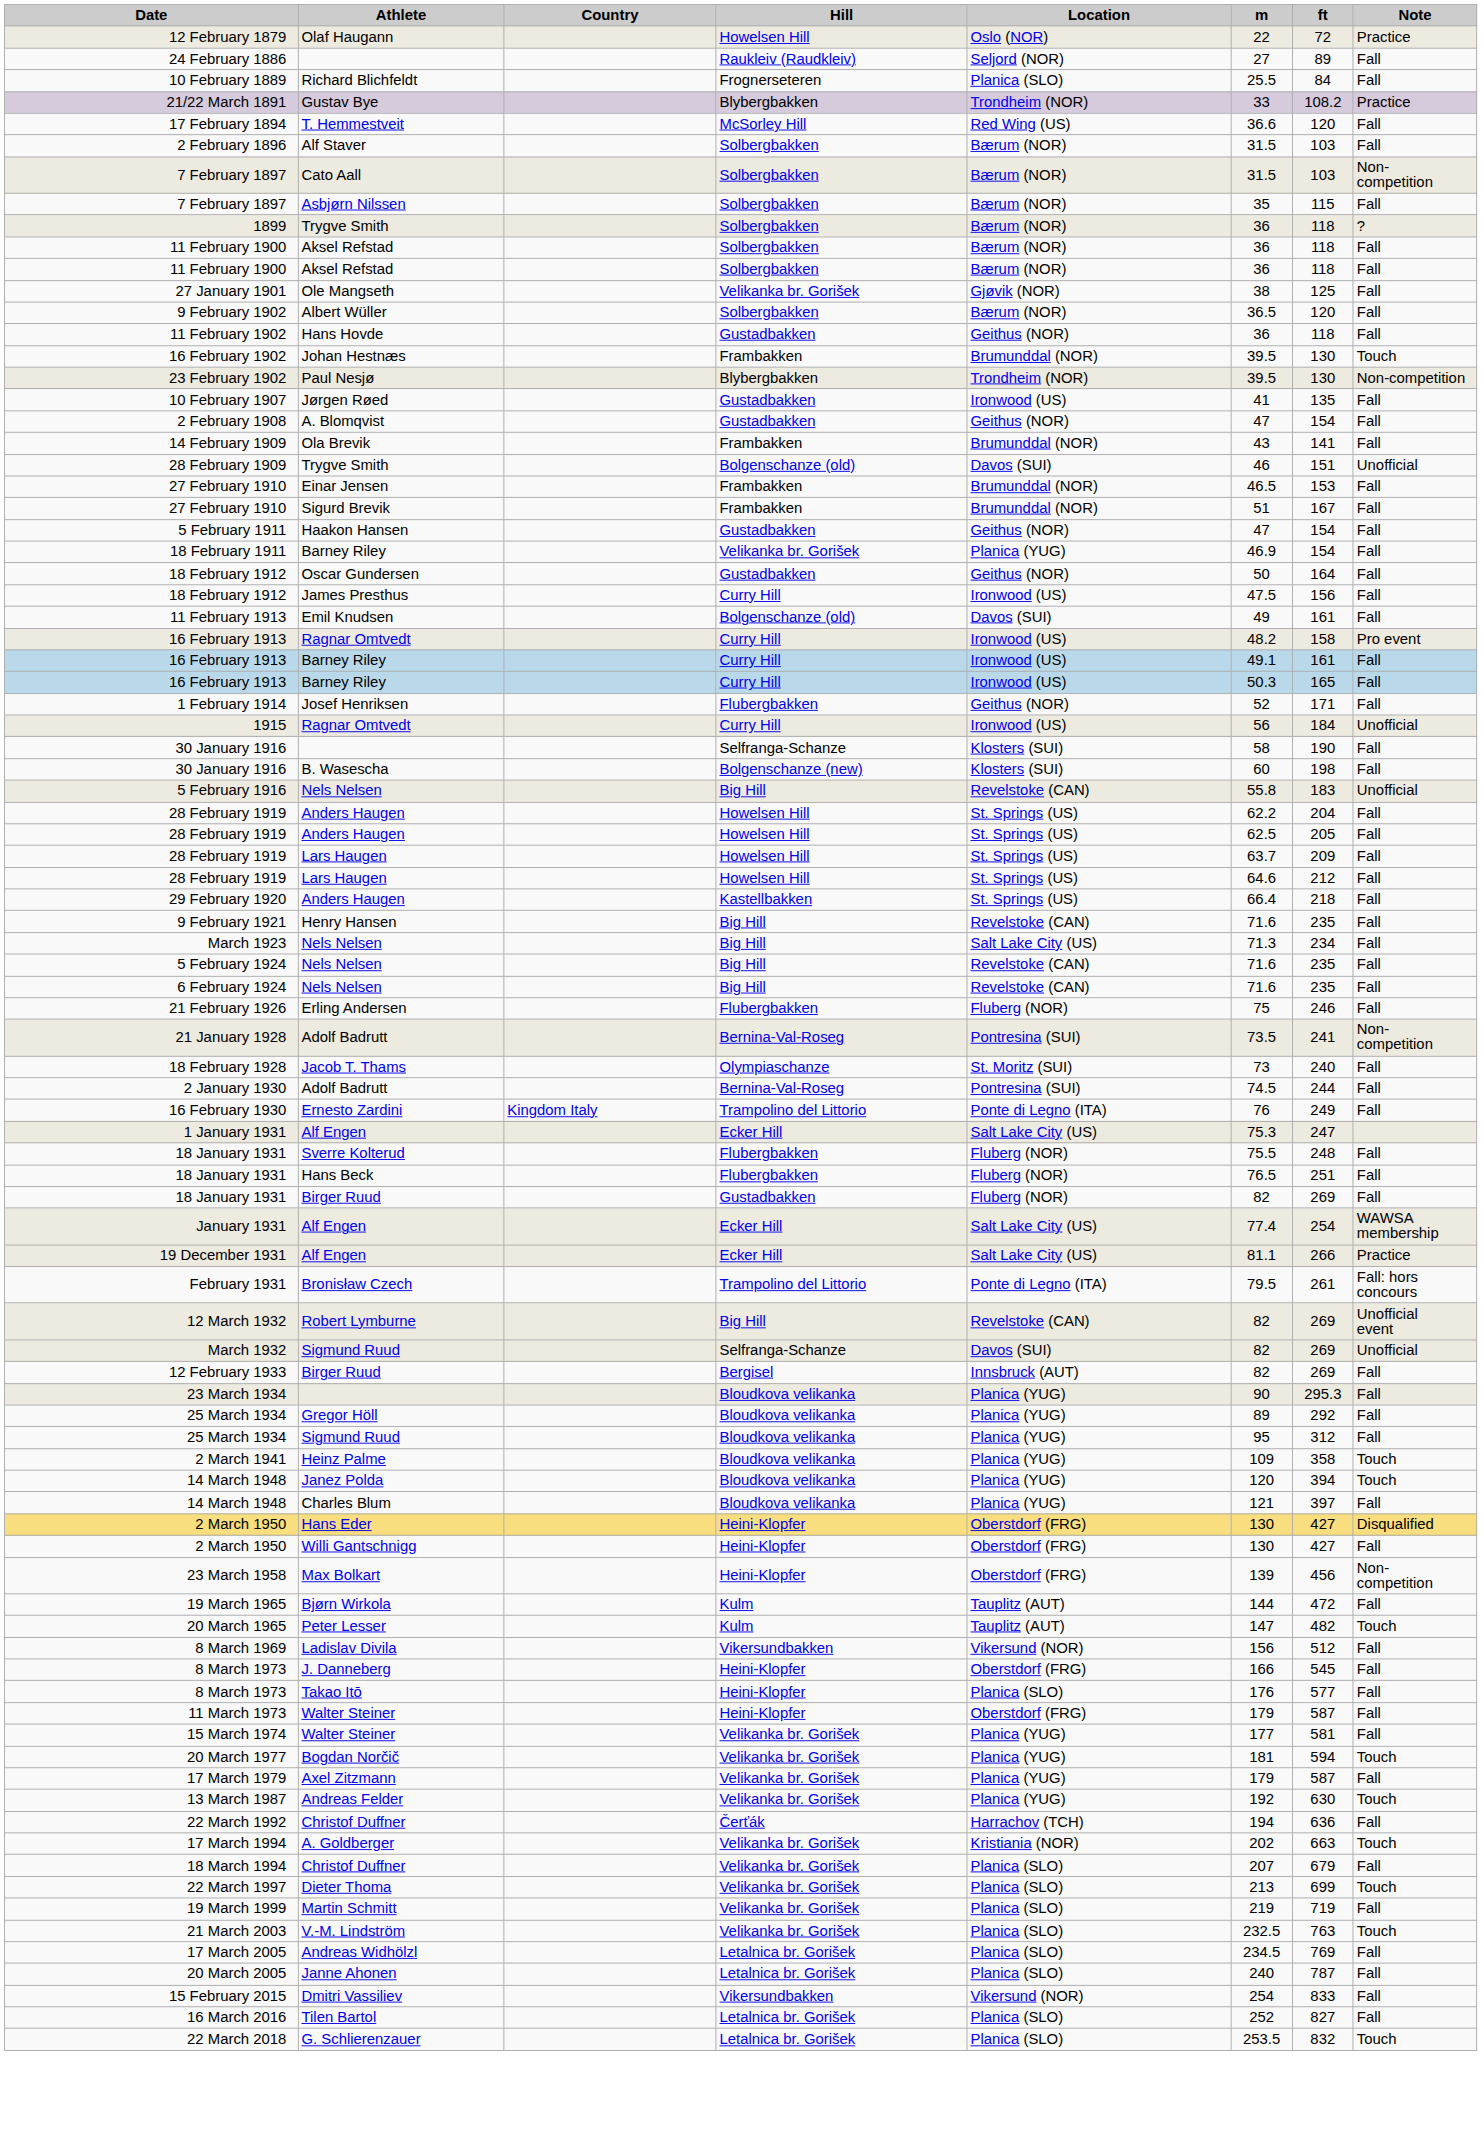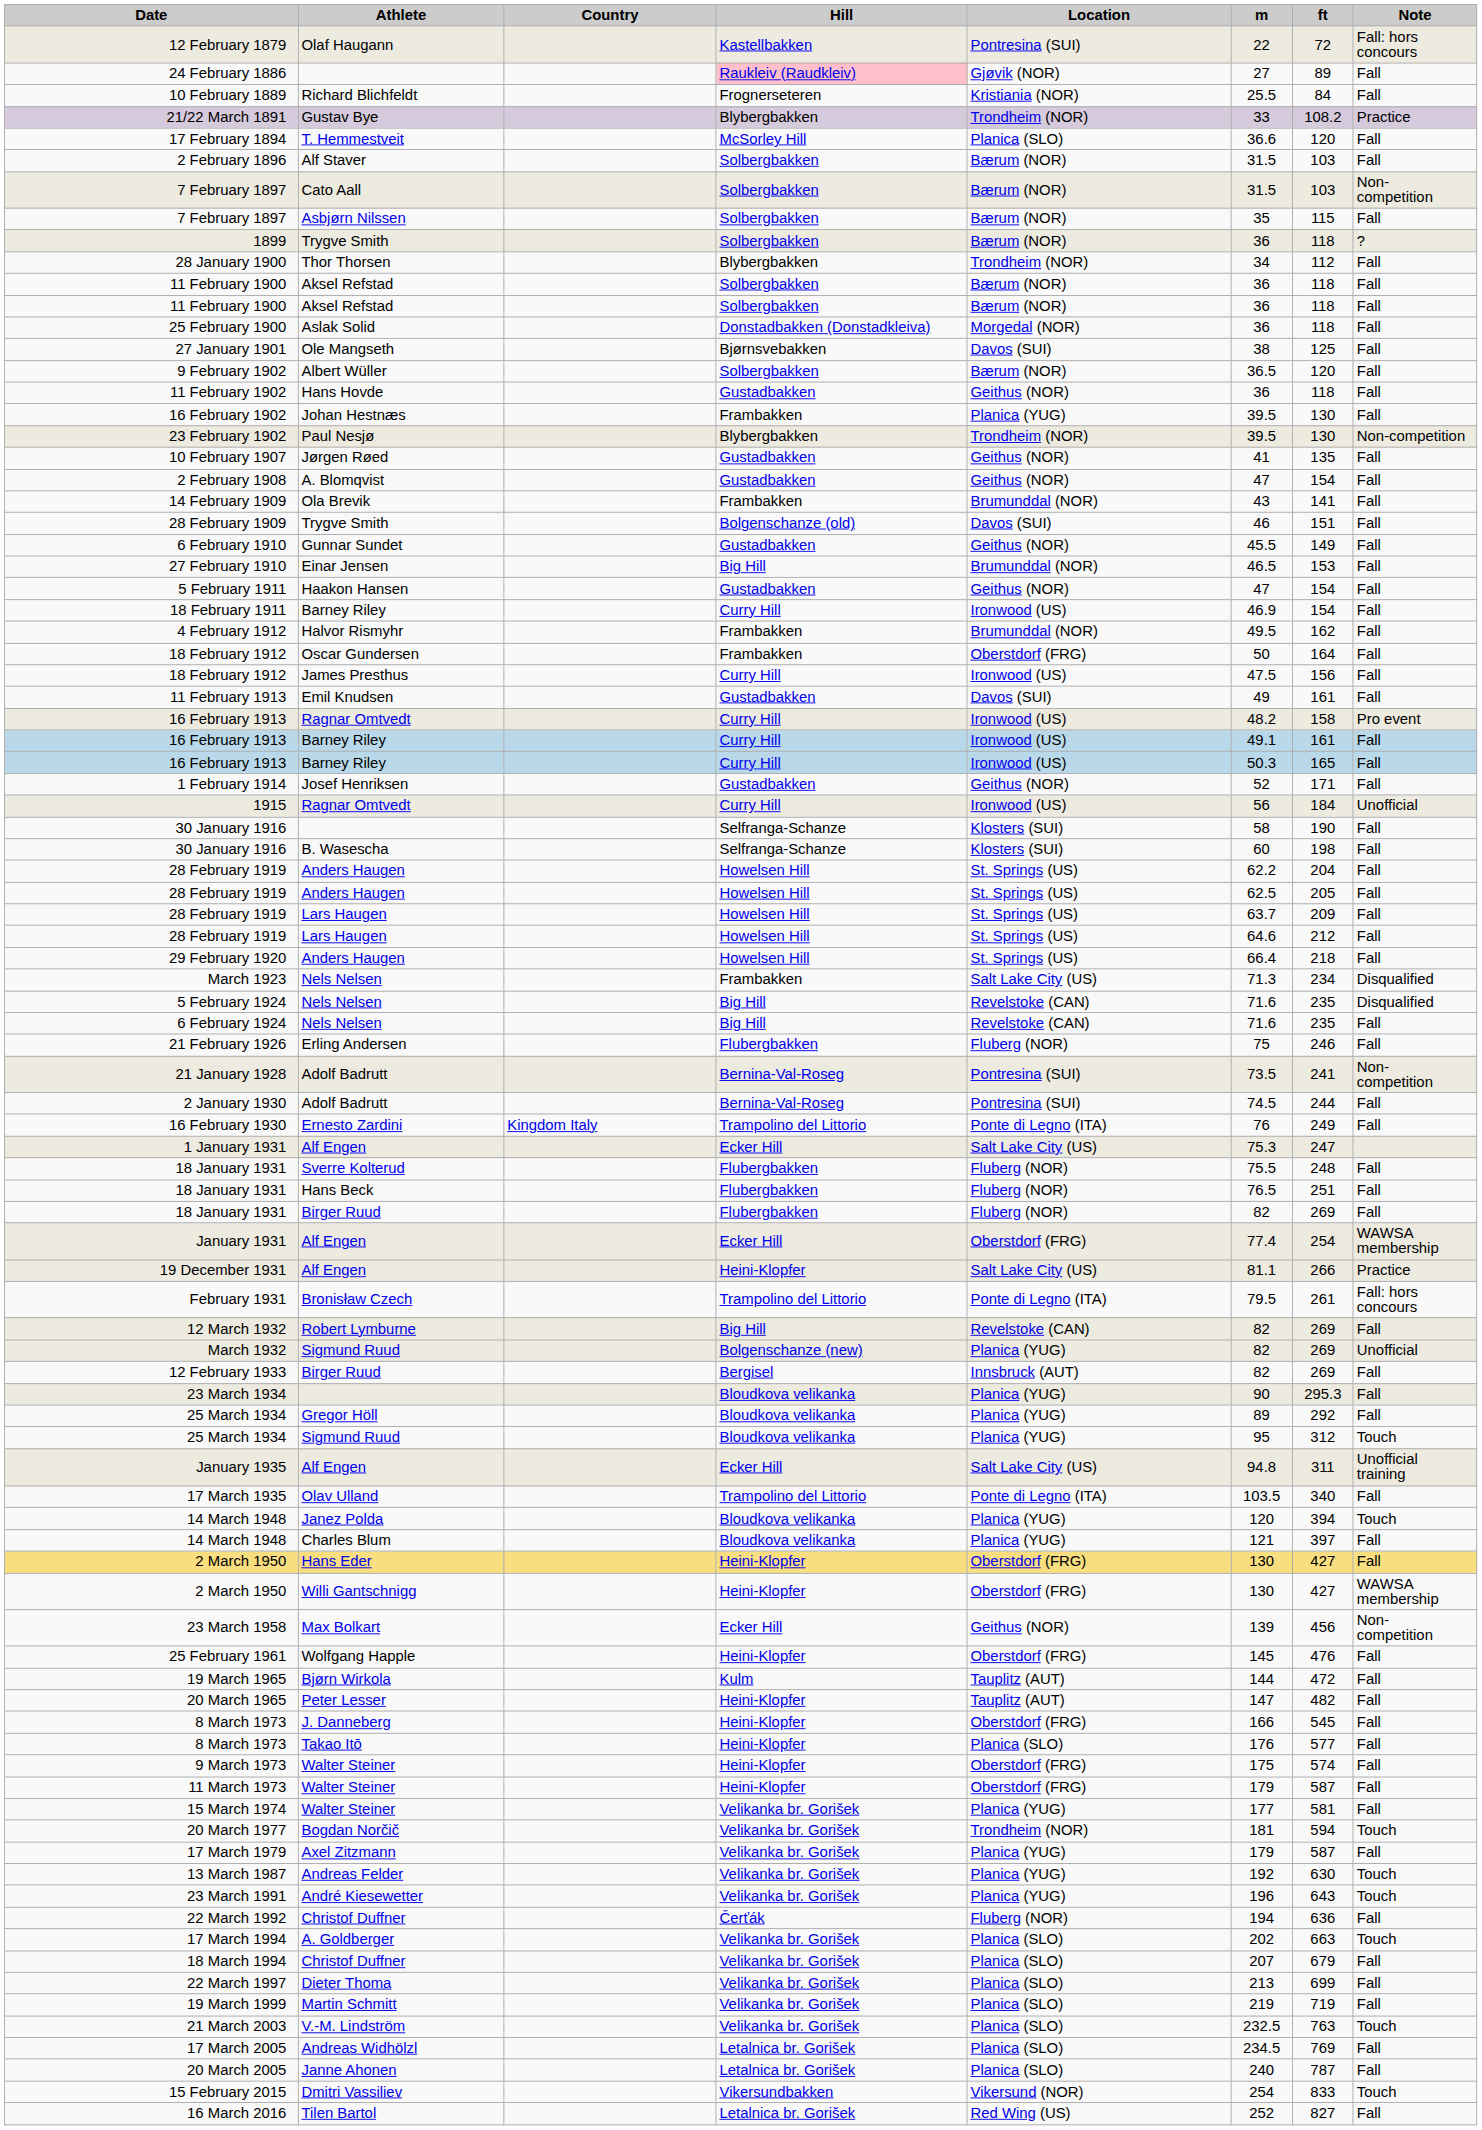(765, 37) Howelsen Hill -> (766, 44) Kastellbakken
(1009, 37) Oslo (NOR) -> (1026, 44) Pontresina (SUI)
(1384, 37) Practice -> (1387, 44) Fall: hors concours
(788, 58) no background -> (788, 73) pink background
(1017, 58) Seljord (NOR) -> (1015, 73) Gjøvik (NOR)
(1017, 80) Planica (SLO) -> (1025, 95) Kristiania (NOR)
(1021, 124) Red Wing (US) -> (1017, 138) Planica (SLO)
+ row: (235, 262)
+ row: (232, 327)
(789, 291) Velikanka br. Gorišek -> (773, 349) Bjørnsvebakken
(1015, 291) Gjøvik (NOR) -> (1011, 349) Davos (SUI)
(1034, 356) Brumunddal (NOR) -> (1018, 414) Planica (YUG)
(1377, 356) Touch -> (1369, 414) Fall
(1018, 399) Ironwood (US) -> (1020, 458) Geithus (NOR)
(1387, 465) Unofficial -> (1369, 523) Fall
+ row: (236, 545)
(761, 486) Frambakken -> (743, 566) Big Hill
- row: (232, 508)
(789, 551) Velikanka br. Gorišek -> (750, 610) Curry Hill
(1018, 551) Planica (YUG) -> (1018, 610) Ironwood (US)
+ row: (236, 632)
(768, 573) Gustadbakken -> (761, 653) Frambakken
(1020, 573) Geithus (NOR) -> (1028, 653) Oberstdorf (FRG)
(787, 617) Bolgenschanze (old) -> (768, 697) Gustadbakken
(769, 704) Flubergbakken -> (768, 784) Gustadbakken
(791, 769) Bolgenschanze (new) -> (783, 849) Selfranga-Schanze
- row: (236, 791)
(766, 899) Kastellbakken -> (765, 958) Howelsen Hill
- row: (236, 921)
(743, 943) Big Hill -> (761, 979) Frambakken
(1369, 943) Fall -> (1395, 979) Disqualified
(1369, 965) Fall -> (1395, 1001) Disqualified
- row: (232, 1066)
(768, 1197) Gustadbakken -> (769, 1212) Flubergbakken
(1034, 1226) Salt Lake City (US) -> (1028, 1241) Oberstdorf (FRG)
(751, 1255) Ecker Hill -> (763, 1270) Heini-Klopfer
(1387, 1321) Unofficial event -> (1369, 1328) Fall
(783, 1350) Selfranga-Schanze -> (791, 1350) Bolgenschanze (new)
(1011, 1350) Davos (SUI) -> (1018, 1350) Planica (YUG)
(1369, 1437) Fall -> (1377, 1437) Touch
+ row: (245, 1467)
+ row: (241, 1496)
- row: (245, 1459)
(1395, 1524) Disqualified -> (1369, 1562) Fall
(1369, 1546) Fall -> (1398, 1591) WAWSA membership
(763, 1575) Heini-Klopfer -> (751, 1627) Ecker Hill
(1028, 1575) Oberstdorf (FRG) -> (1020, 1627) Geithus (NOR)
+ row: (232, 1657)
(736, 1626) Kulm -> (763, 1700) Heini-Klopfer
(1377, 1626) Touch -> (1369, 1700) Fall
- row: (245, 1648)
+ row: (245, 1765)
(1018, 1756) Planica (YUG) -> (1029, 1830) Trondheim (NOR)
+ row: (241, 1896)
(1027, 1822) Harrachov (TCH) -> (1019, 1917) Fluberg (NOR)
(1025, 1843) Kristiania (NOR) -> (1017, 1939) Planica (SLO)
(1377, 1887) Touch -> (1369, 1983) Fall
(1369, 1995) Fall -> (1377, 2091) Touch
(1017, 2017) Planica (SLO) -> (1021, 2113) Red Wing (US)
- row: (241, 2039)
